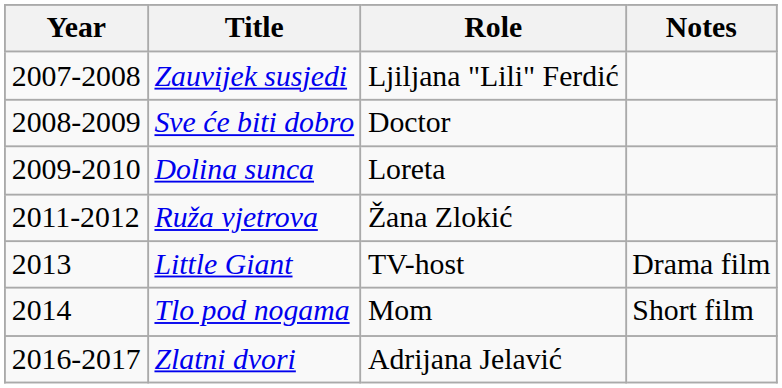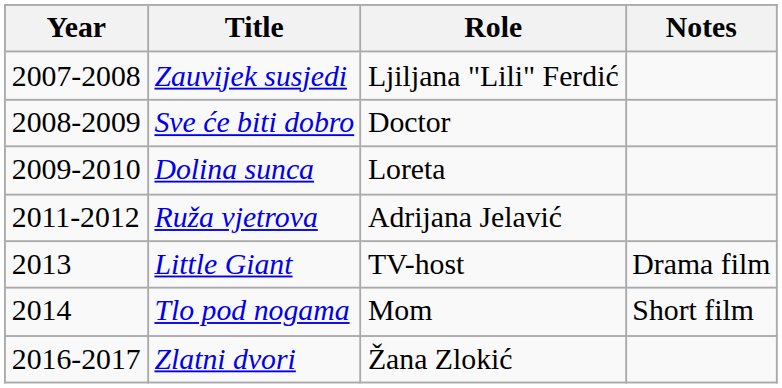(440, 216) Žana Zlokić -> (465, 216) Adrijana Jelavić
(465, 358) Adrijana Jelavić -> (440, 358) Žana Zlokić
